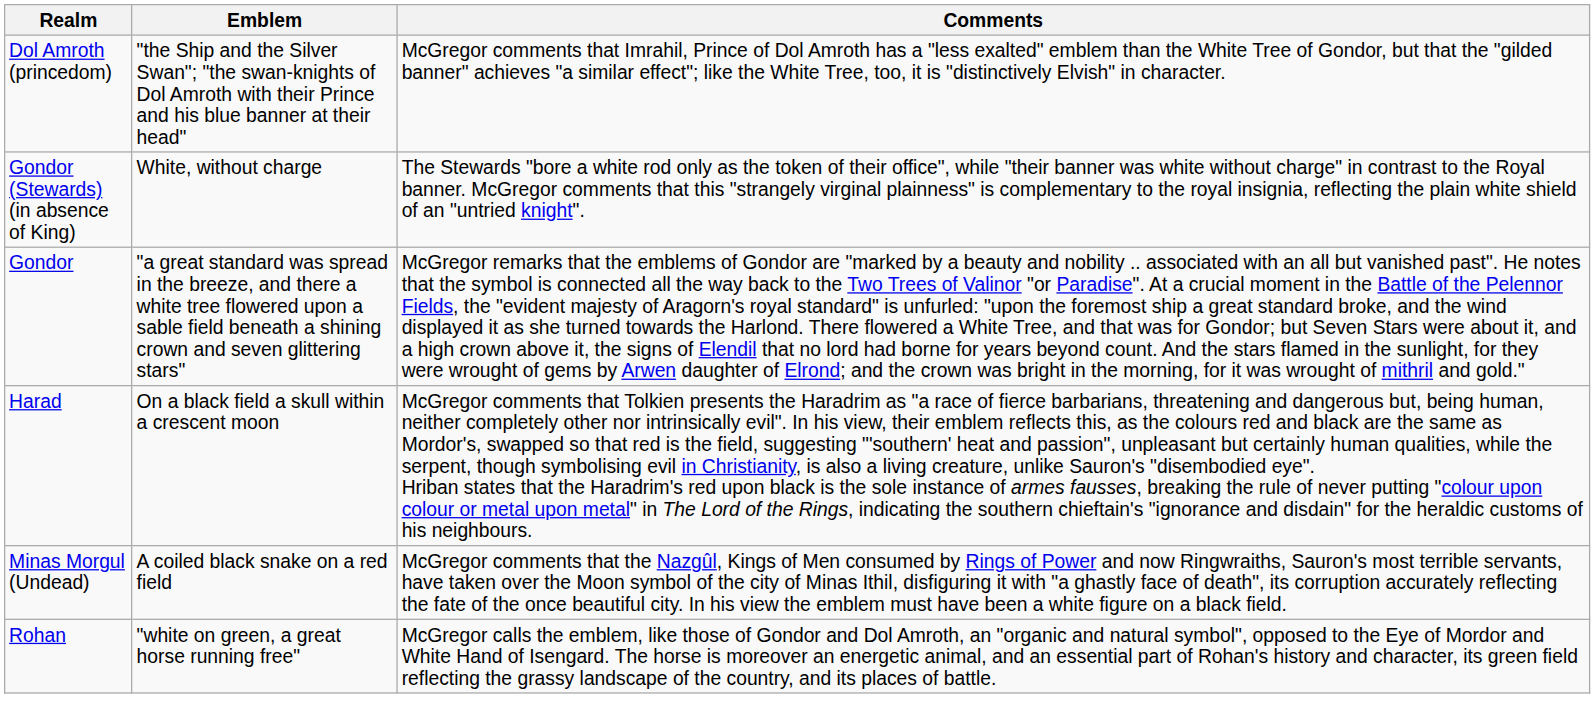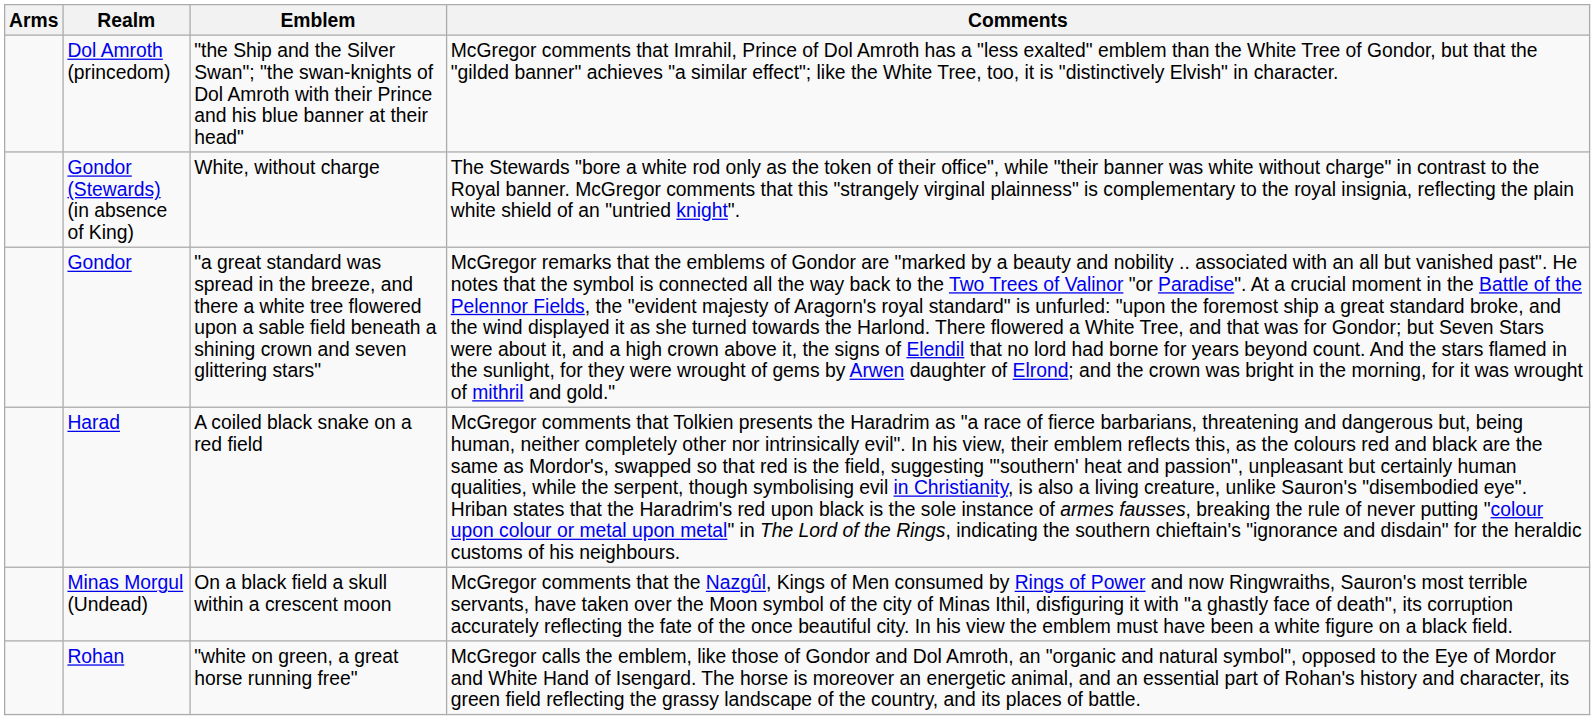+ column: (34, 20)
(260, 412) On a black field a skull within a crescent moon -> (303, 434) A coiled black snake on a red field
(262, 572) A coiled black snake on a red field -> (293, 594) On a black field a skull within a crescent moon
